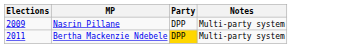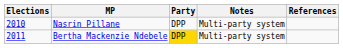+ column: (313, 11)
(16, 24) 2009 -> (16, 24) 2010
